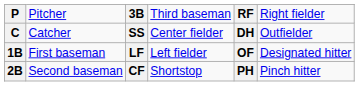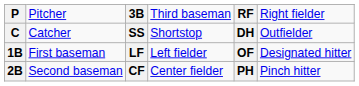(187, 33) Center fielder -> (176, 33) Shortstop
(176, 71) Shortstop -> (187, 71) Center fielder
